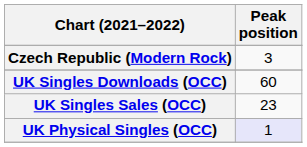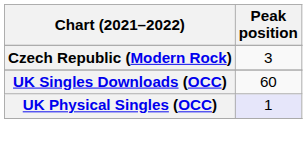- row: (120, 105)
